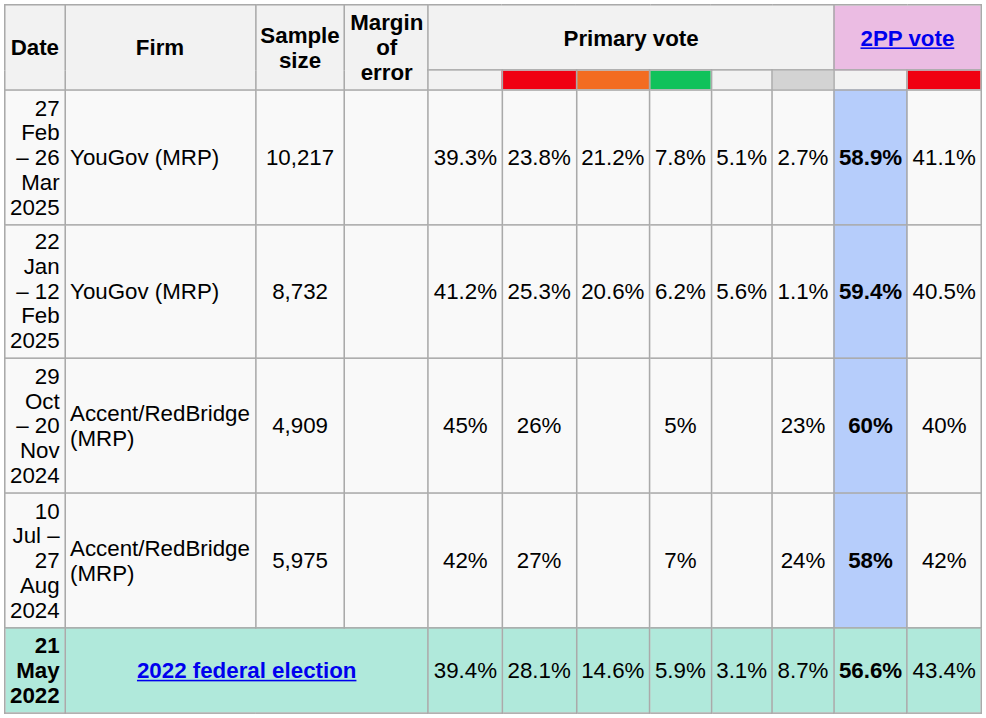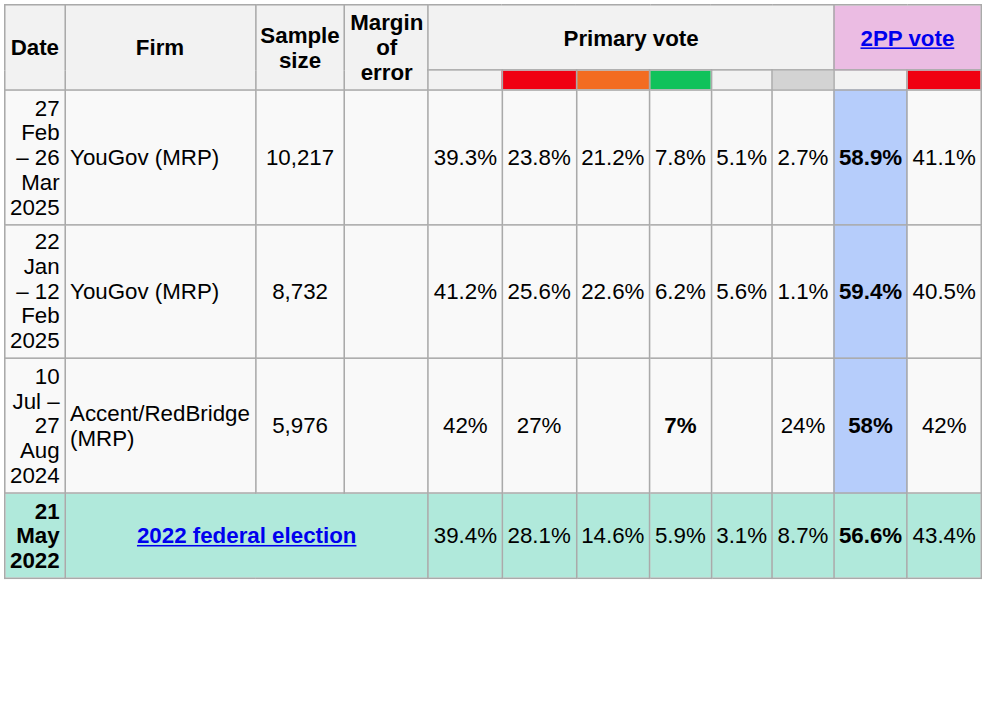(539, 292) 25.3% -> (539, 292) 25.6%
(613, 292) 20.6% -> (613, 292) 22.6%
- row: (35, 426)
(300, 561) 5,975 -> (300, 426) 5,976
(680, 561) normal -> (680, 426) bold
